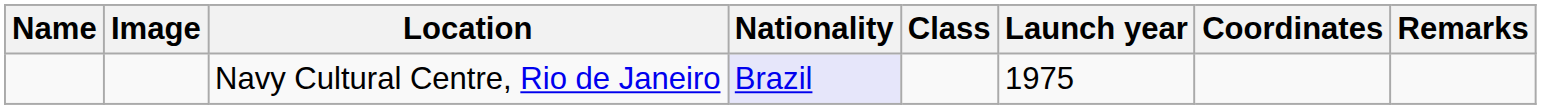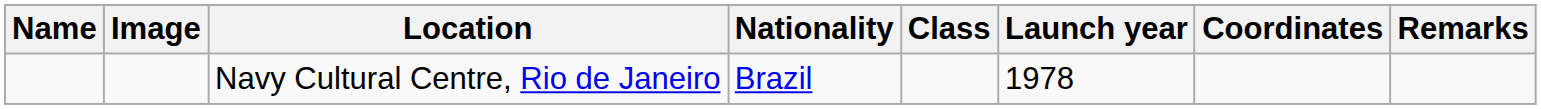(774, 78) lavender background -> (774, 78) no background
(1039, 78) 1975 -> (1039, 78) 1978
